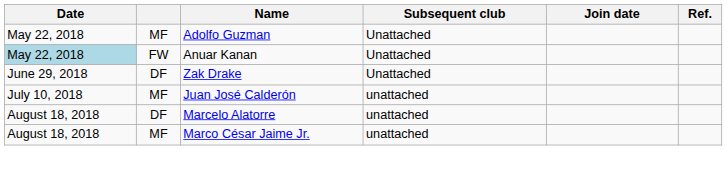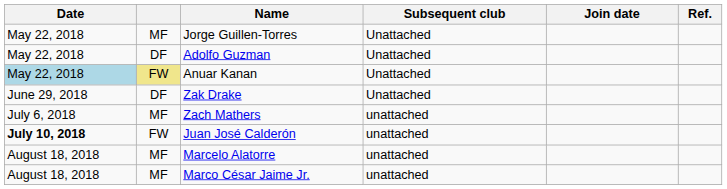+ row: (240, 34)
(158, 34) MF -> (158, 54) DF
(158, 54) no background -> (158, 74) khaki background
+ row: (222, 114)
(45, 94) normal -> (46, 134) bold
(158, 94) MF -> (158, 134) FW
(158, 114) DF -> (158, 154) MF
